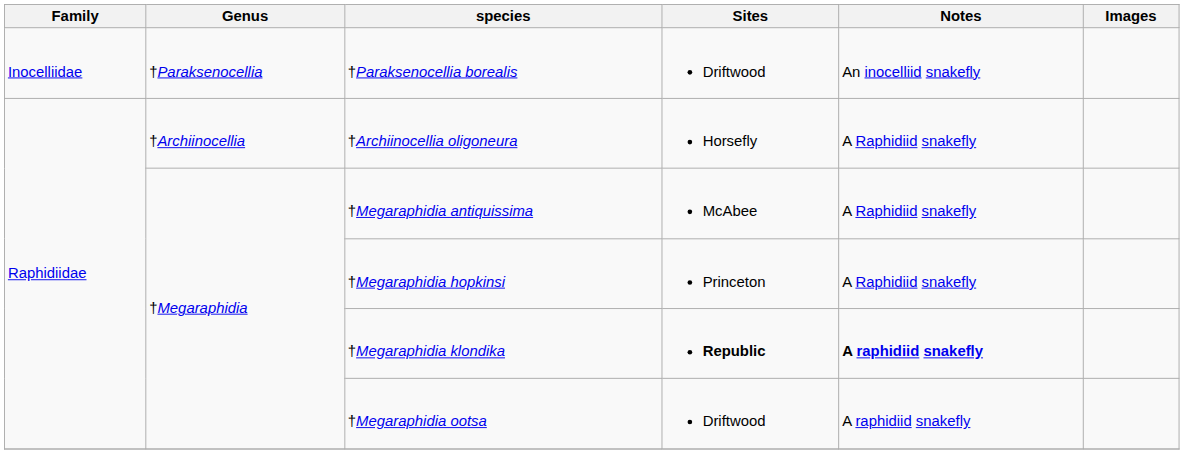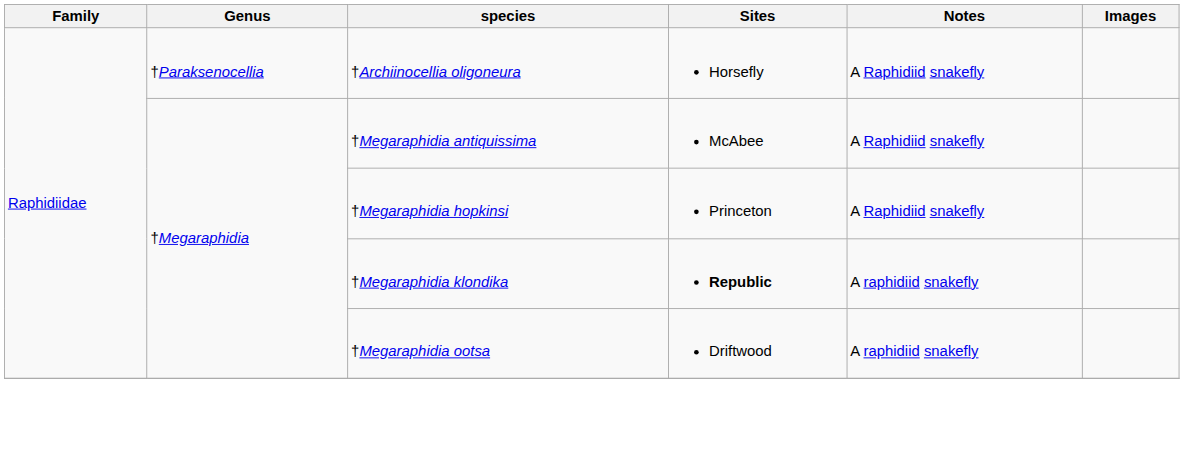- row: (433, 71)
(197, 141) †Archiinocellia -> (207, 71) †Paraksenocellia
(913, 351) bold -> (914, 281) normal
